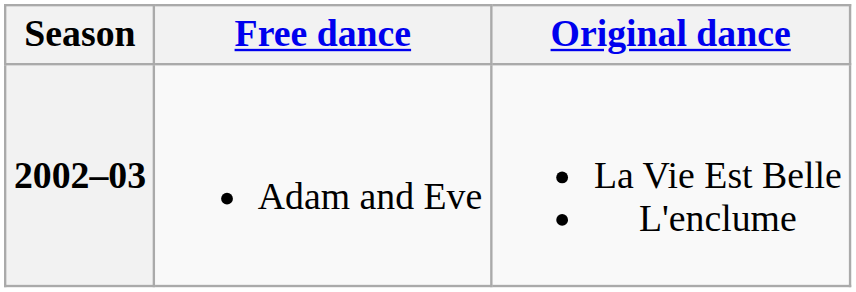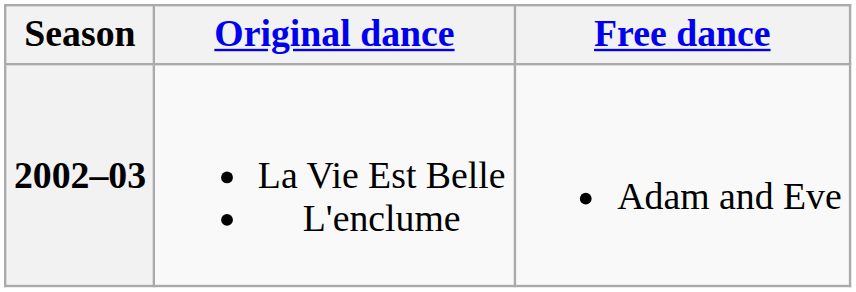columns swapped: (671, 34) <-> (323, 34)
